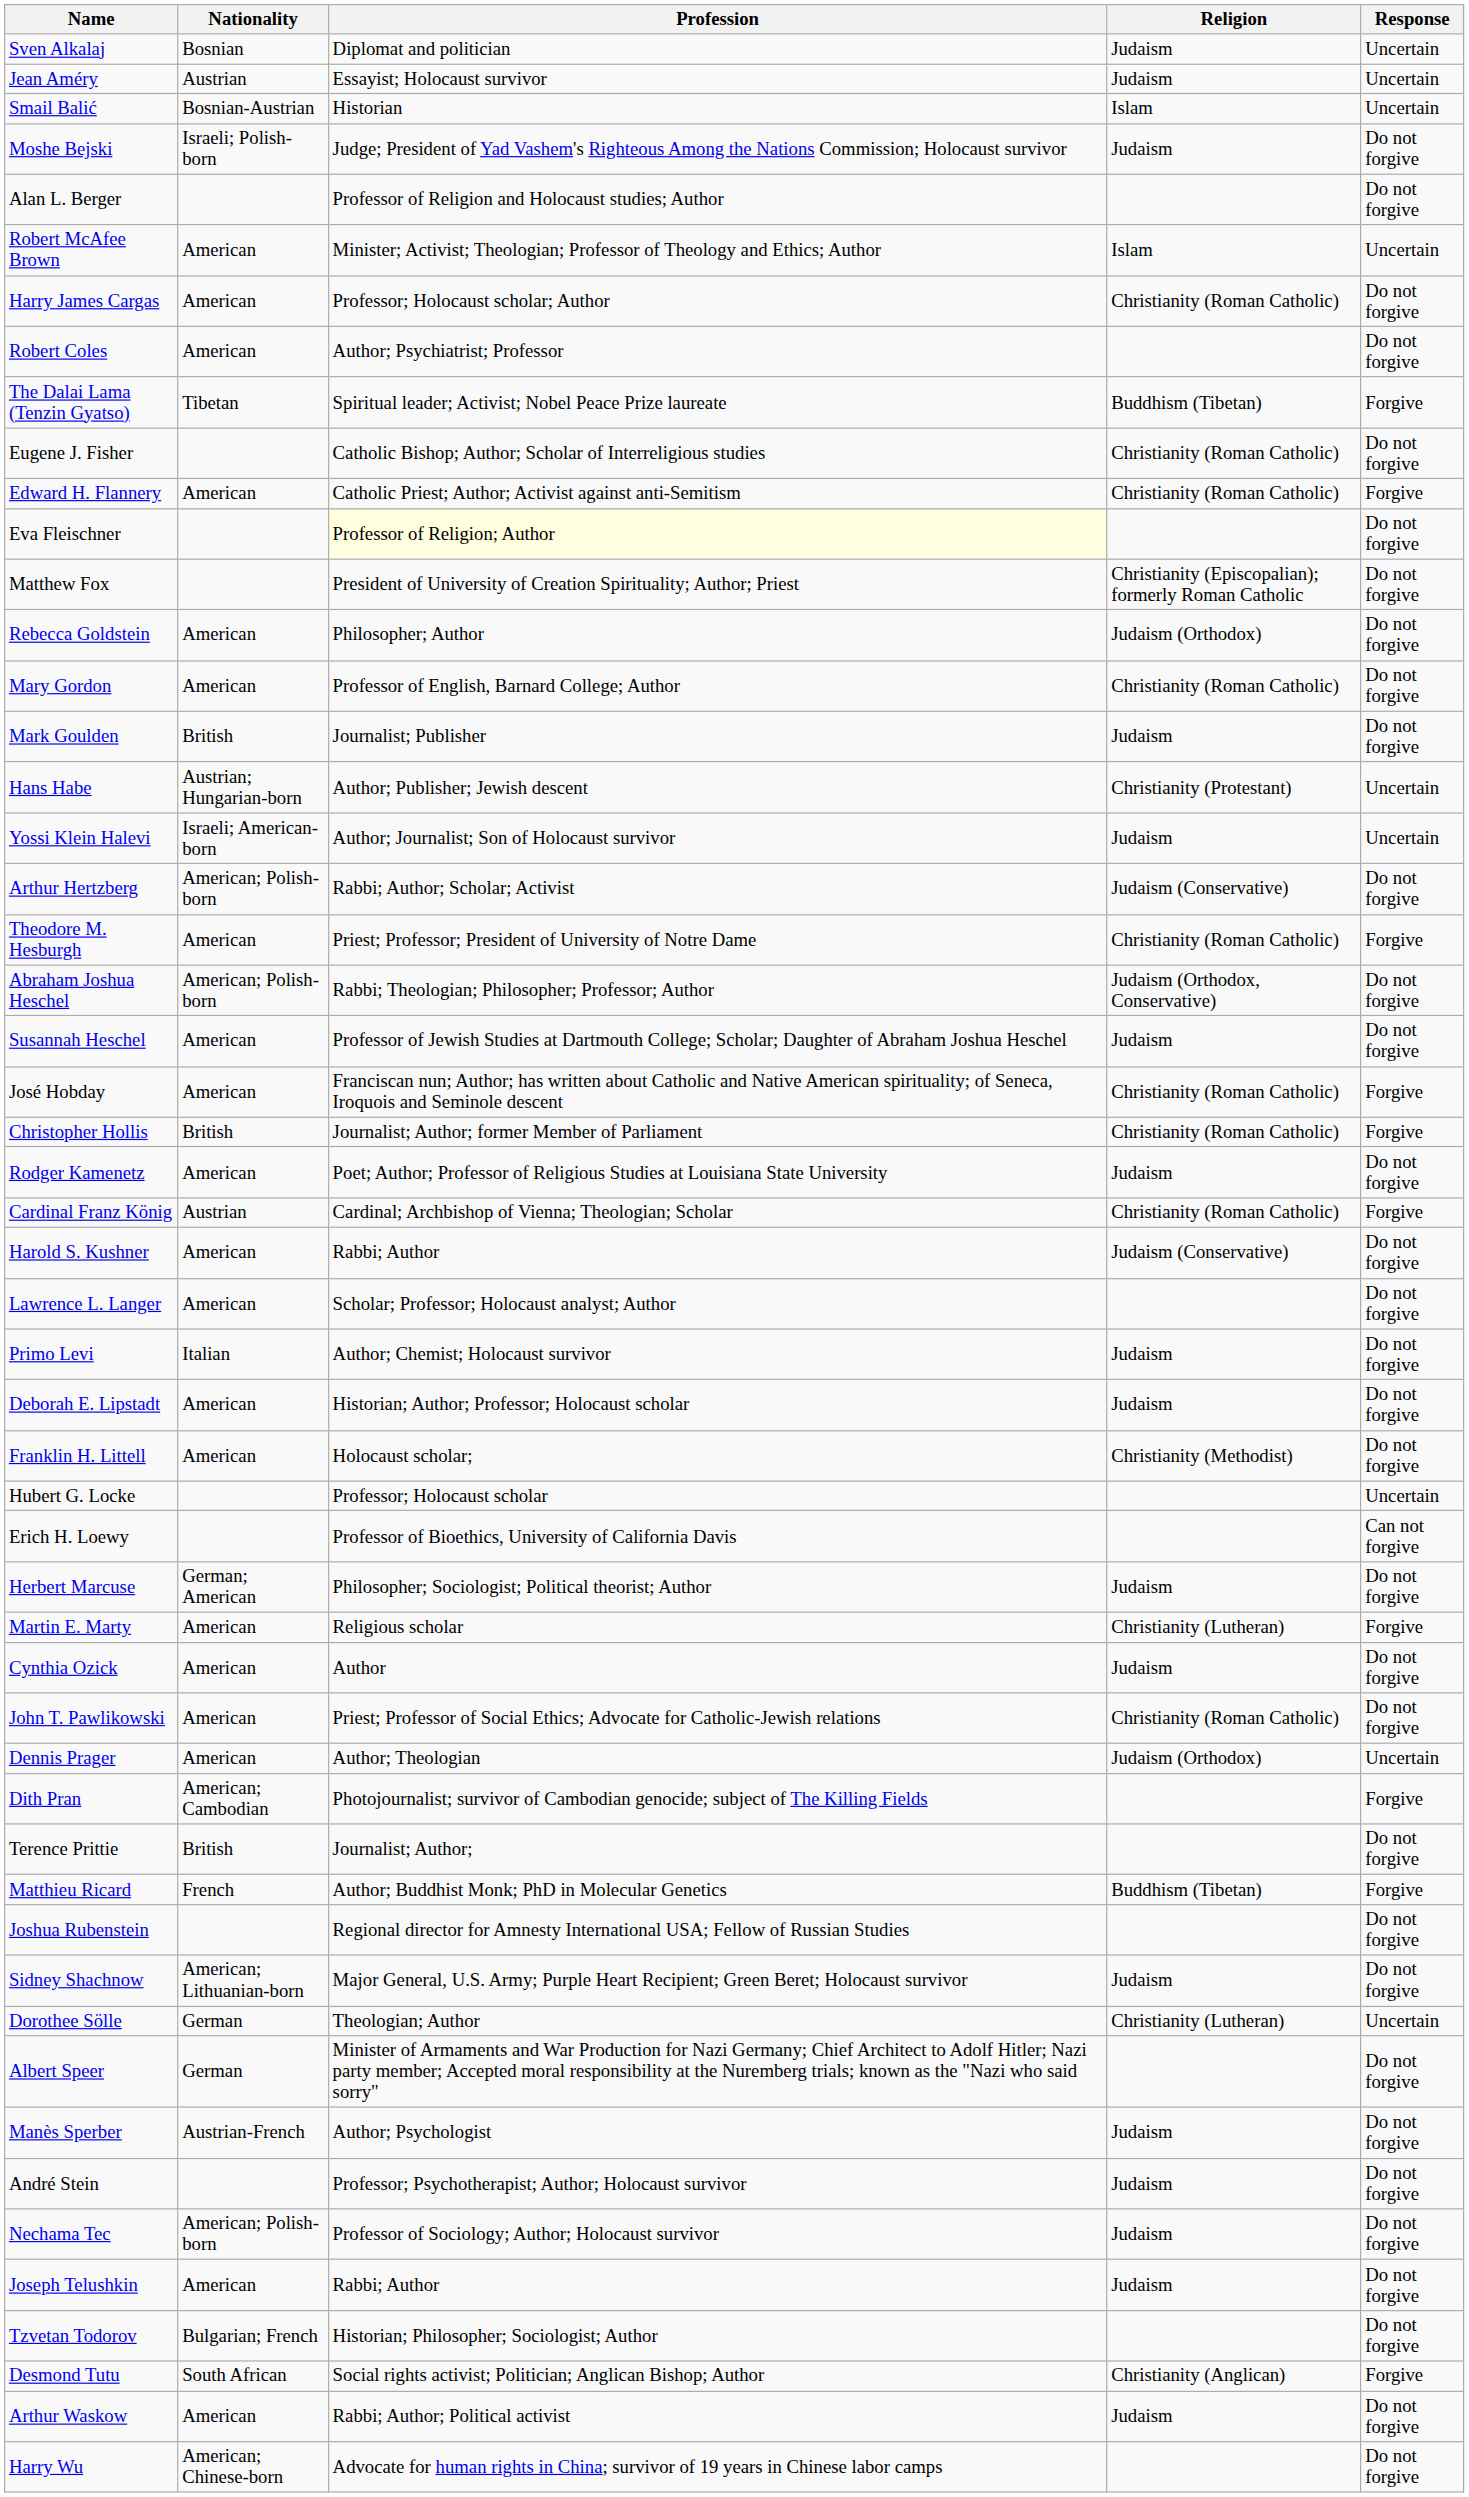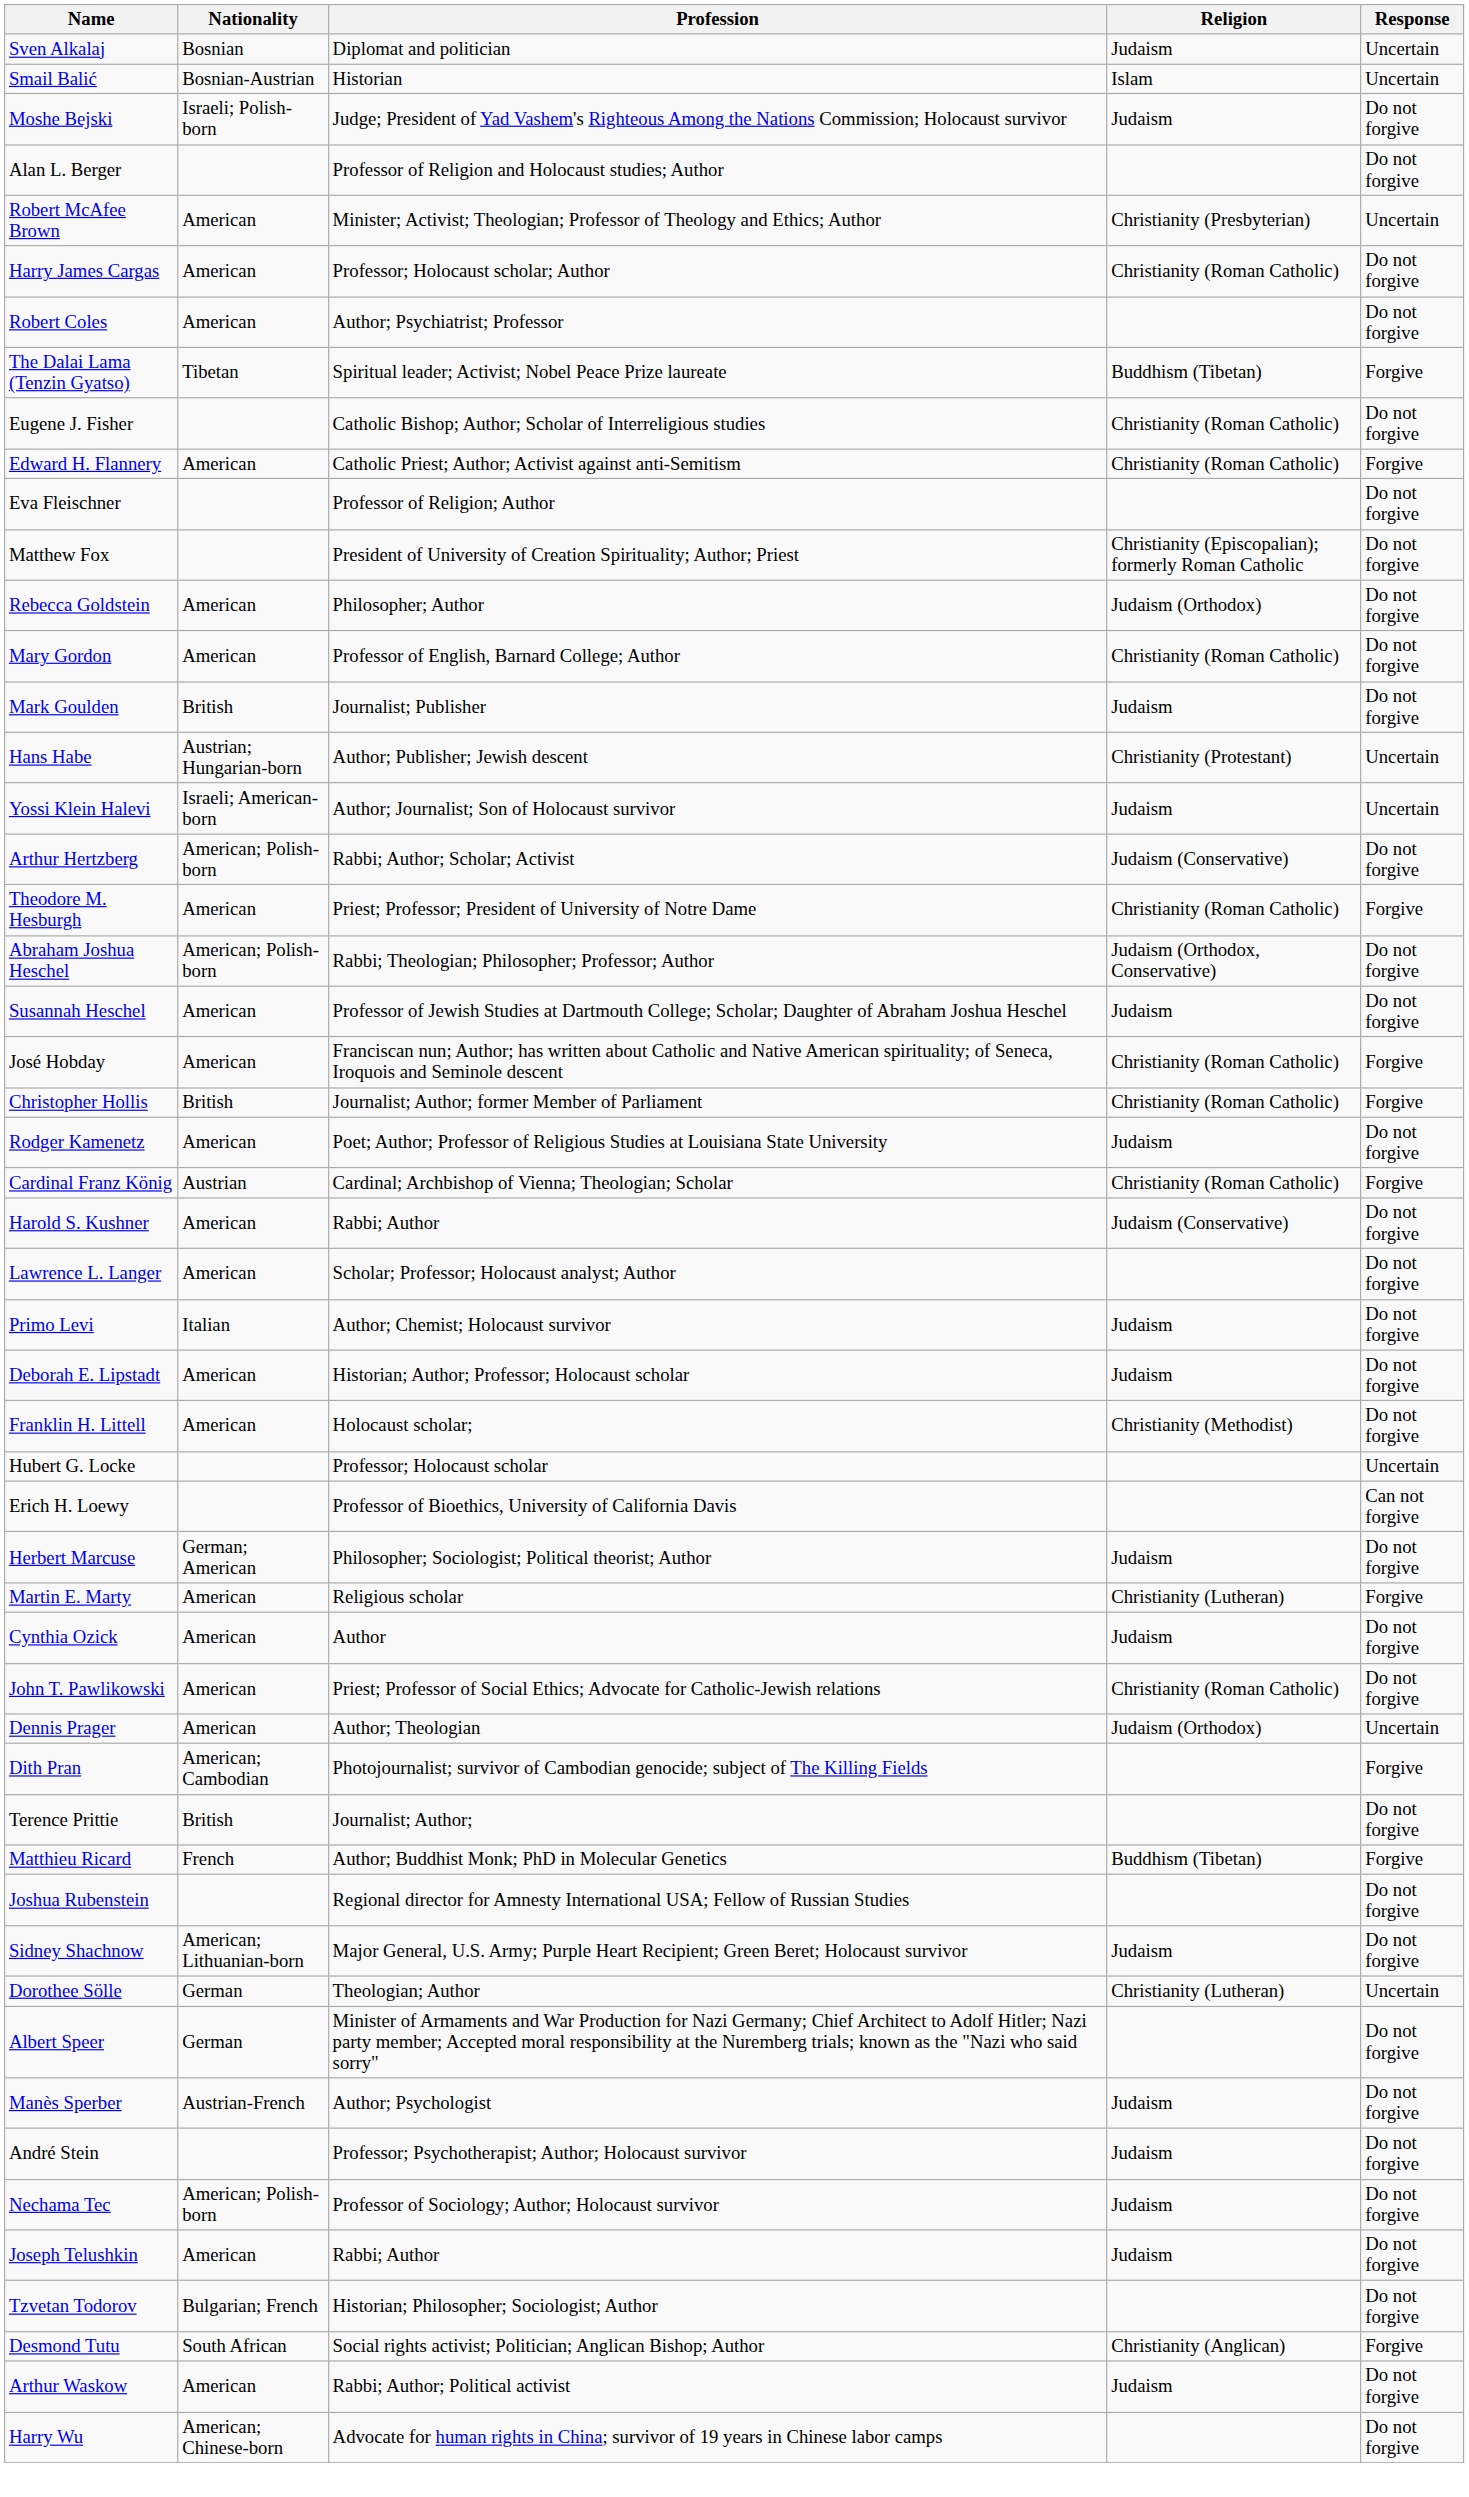- row: (53, 78)
(1132, 250) Islam -> (1211, 220) Christianity (Presbyterian)
(444, 533) lightyellow background -> (444, 503) no background
